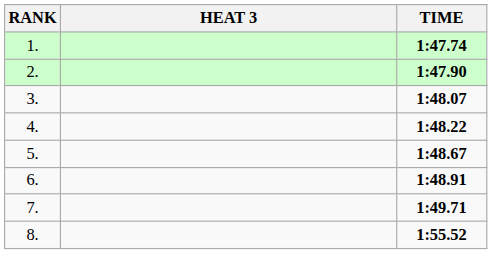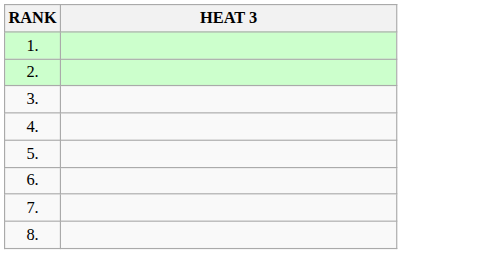- column: (441, 18)
